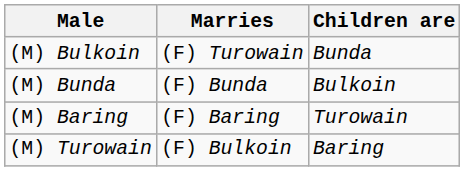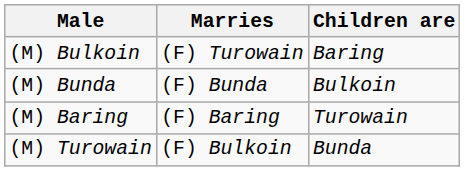(343, 53) Bunda -> (349, 53) Baring
(349, 150) Baring -> (343, 150) Bunda
